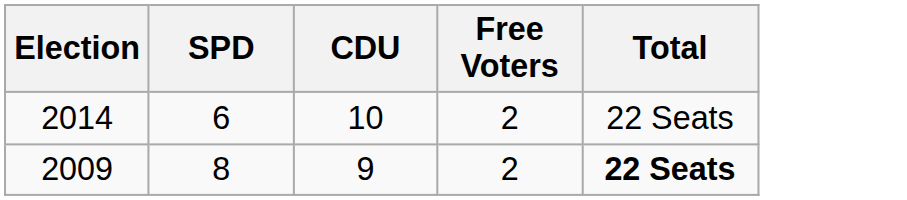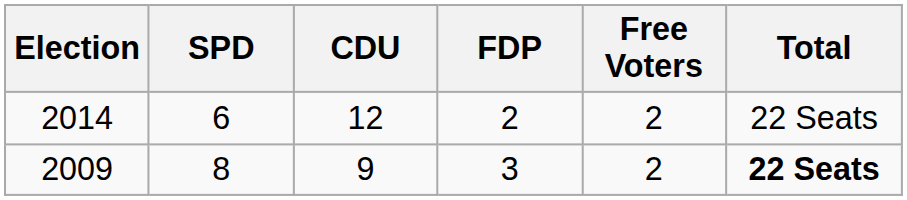+ column: (510, 48)
(365, 117) 10 -> (365, 117) 12
